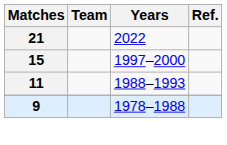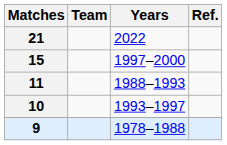+ row: (36, 106)
